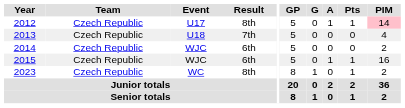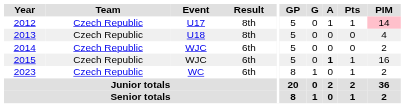(249, 35) 7th -> (249, 35) 8th
(330, 59) normal -> (330, 59) bold
(249, 72) 8th -> (249, 72) 6th
